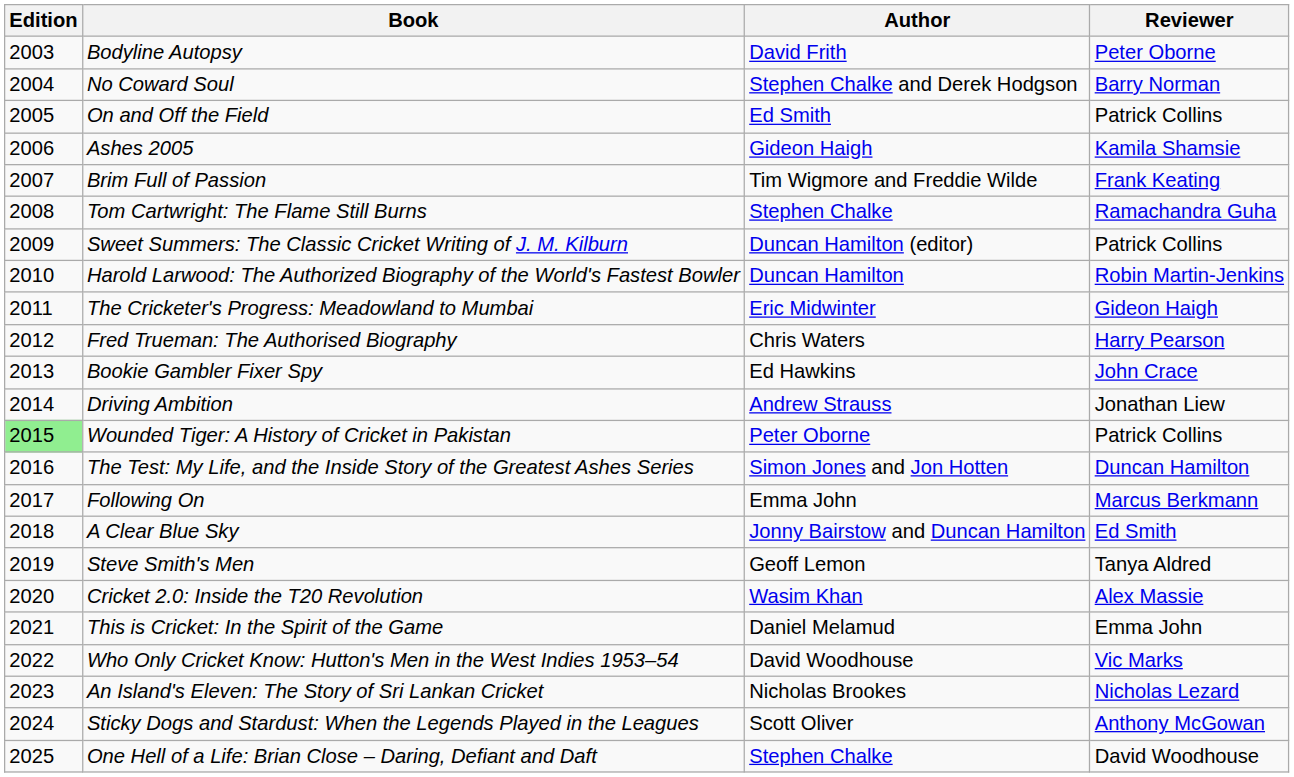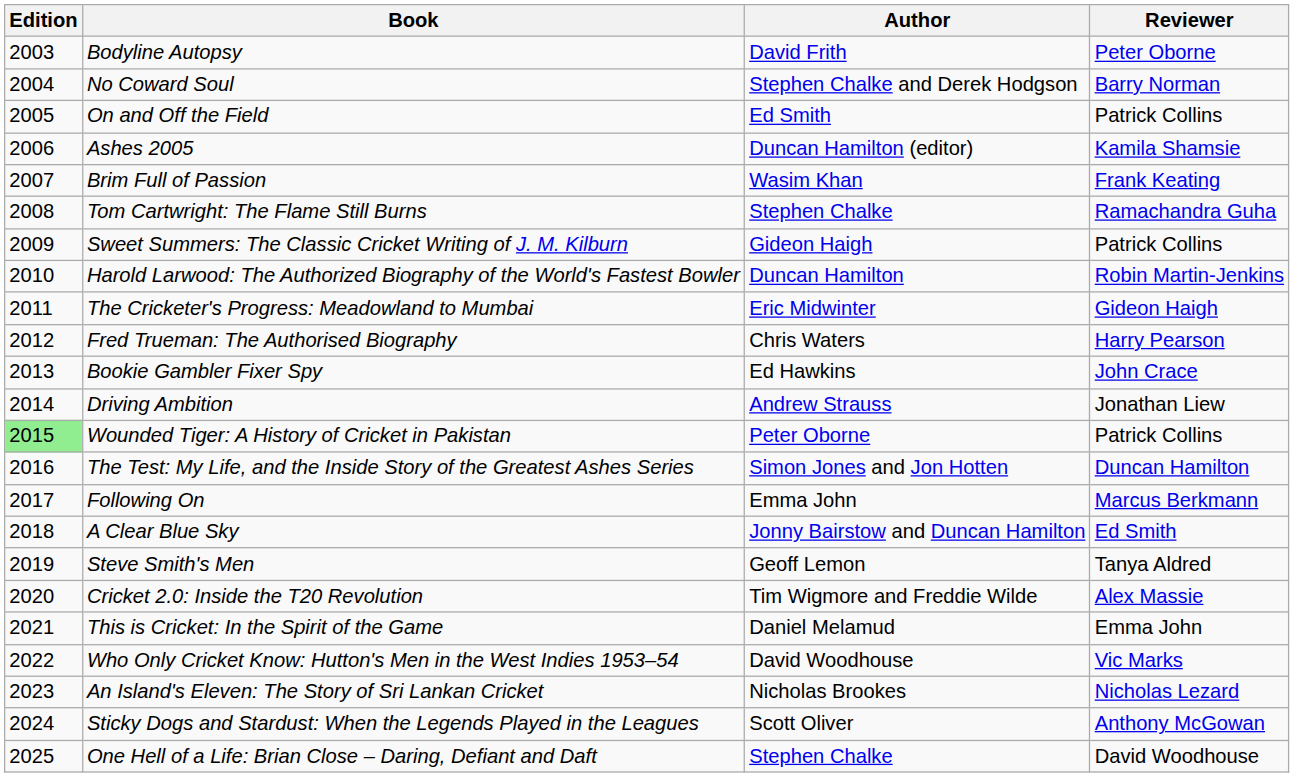(811, 148) Gideon Haigh -> (861, 148) Duncan Hamilton (editor)
(893, 180) Tim Wigmore and Freddie Wilde -> (806, 180) Wasim Khan
(861, 244) Duncan Hamilton (editor) -> (811, 244) Gideon Haigh
(806, 595) Wasim Khan -> (893, 595) Tim Wigmore and Freddie Wilde
